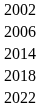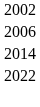- row: (20, 76)
